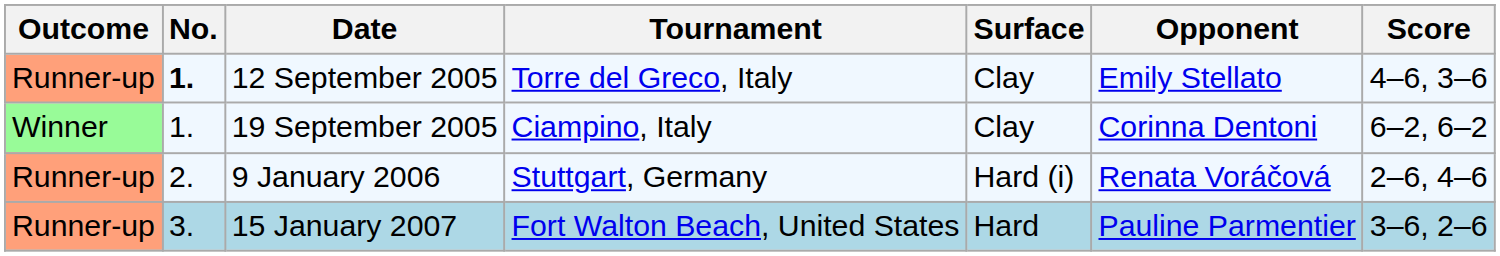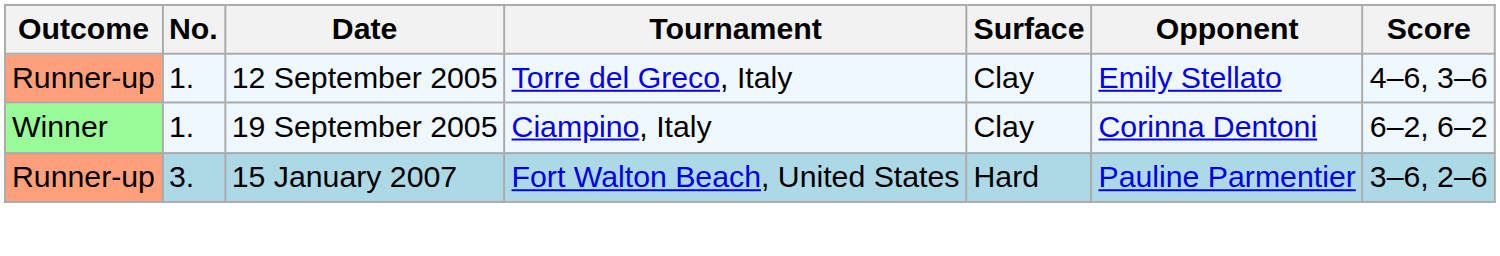(182, 77) bold -> (182, 77) normal
- row: (336, 175)
